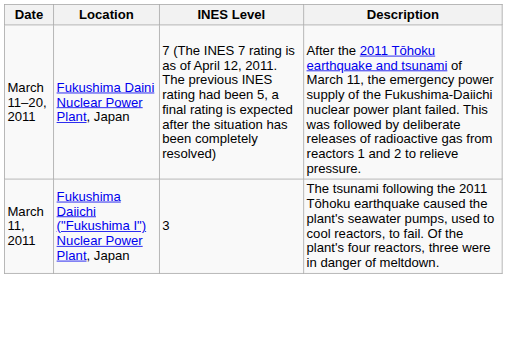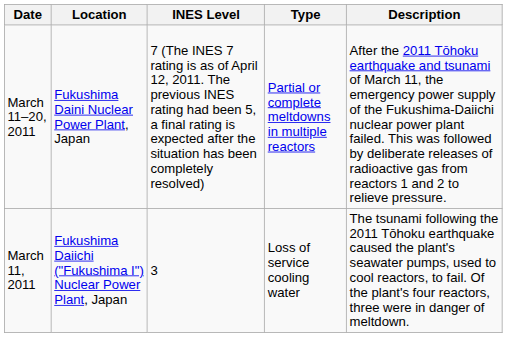+ column: (306, 14)
